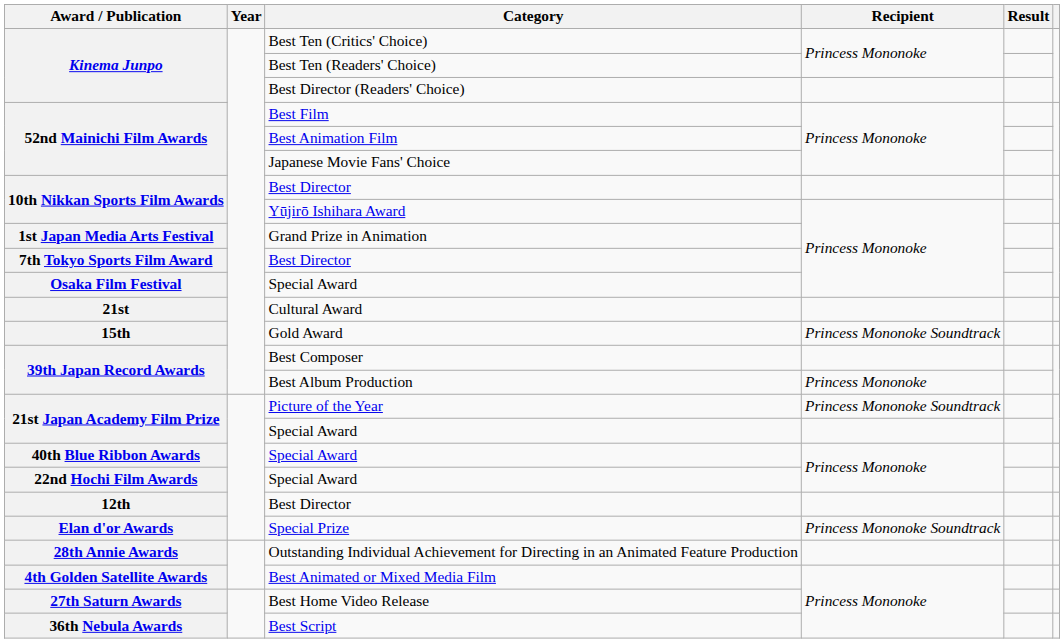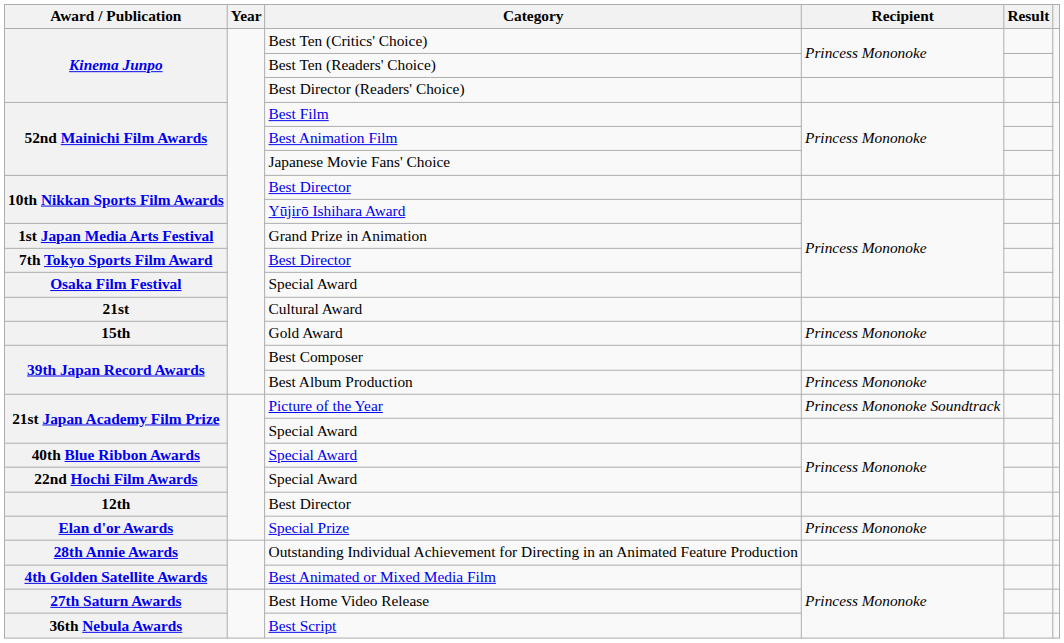(903, 333) Princess Mononoke Soundtrack -> (866, 333) Princess Mononoke
(903, 528) Princess Mononoke Soundtrack -> (866, 528) Princess Mononoke
